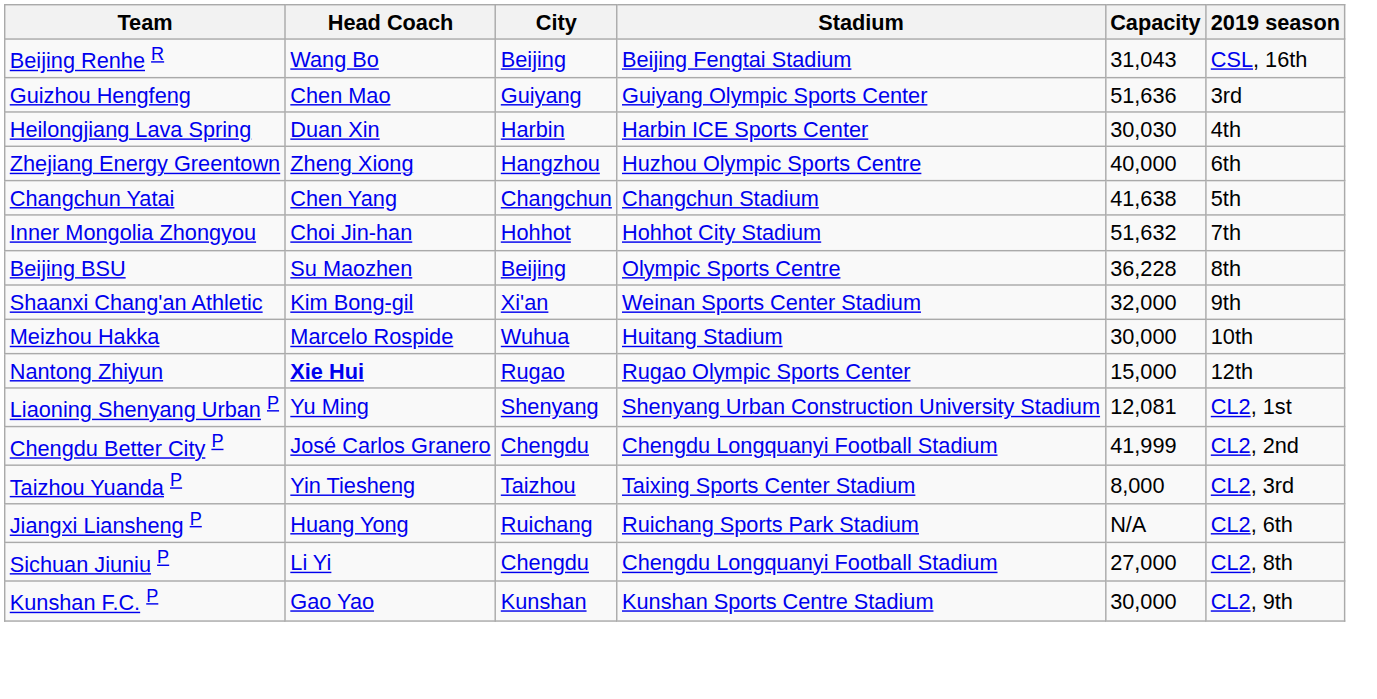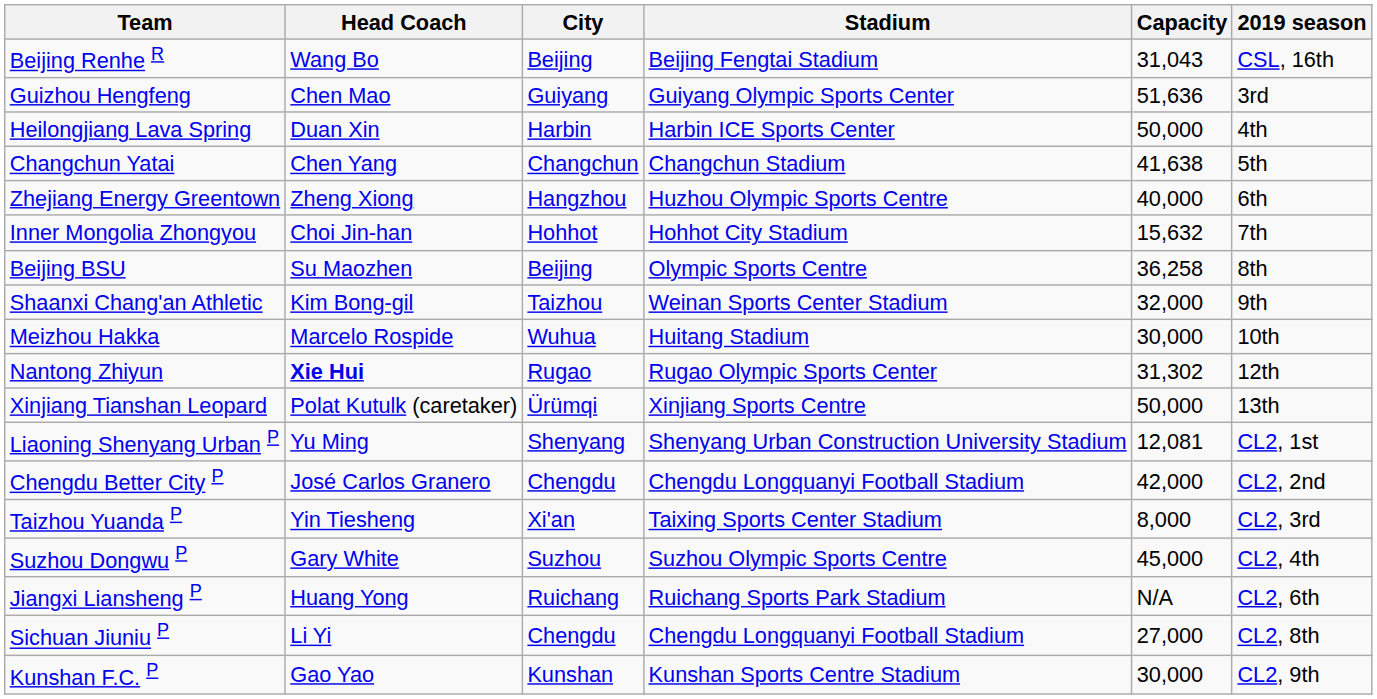(1143, 130) 30,030 -> (1170, 130) 50,000
rows swapped: (92, 199) <-> (145, 164)
(1143, 233) 51,632 -> (1170, 233) 15,632
(1143, 267) 36,228 -> (1170, 267) 36,258
(525, 302) Xi'an -> (565, 302) Taizhou
(1143, 371) 15,000 -> (1170, 371) 31,302
+ row: (138, 405)
(1143, 446) 41,999 -> (1170, 480) 42,000
(538, 485) Taizhou -> (551, 519) Xi'an
+ row: (99, 558)
